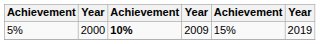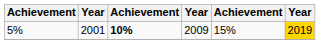(93, 30) 2000 -> (93, 30) 2001
(300, 30) no background -> (300, 30) gold background
